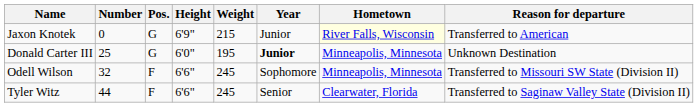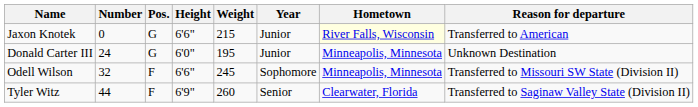(185, 33) 6'9" -> (185, 33) 6'6"
(105, 53) 25 -> (105, 53) 24
(277, 53) bold -> (275, 53) normal
(185, 92) 6'6" -> (185, 92) 6'9"
(226, 92) 245 -> (226, 92) 260
